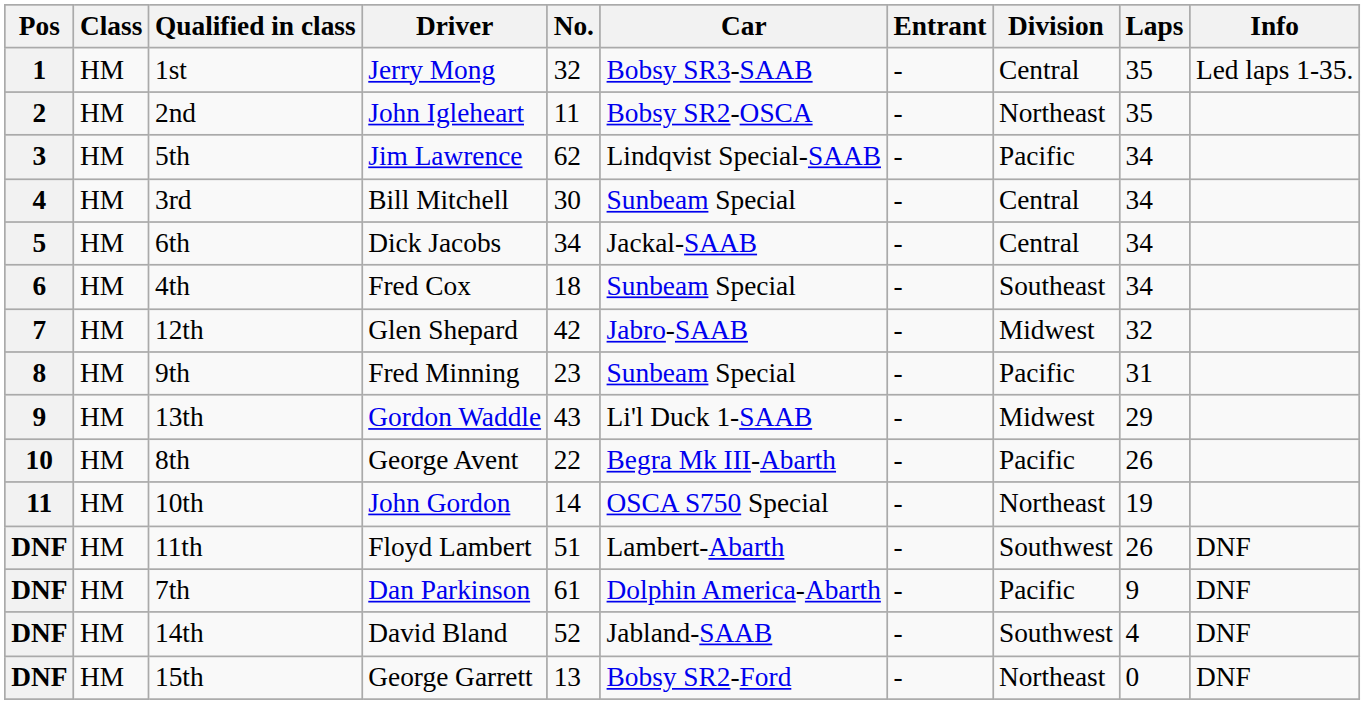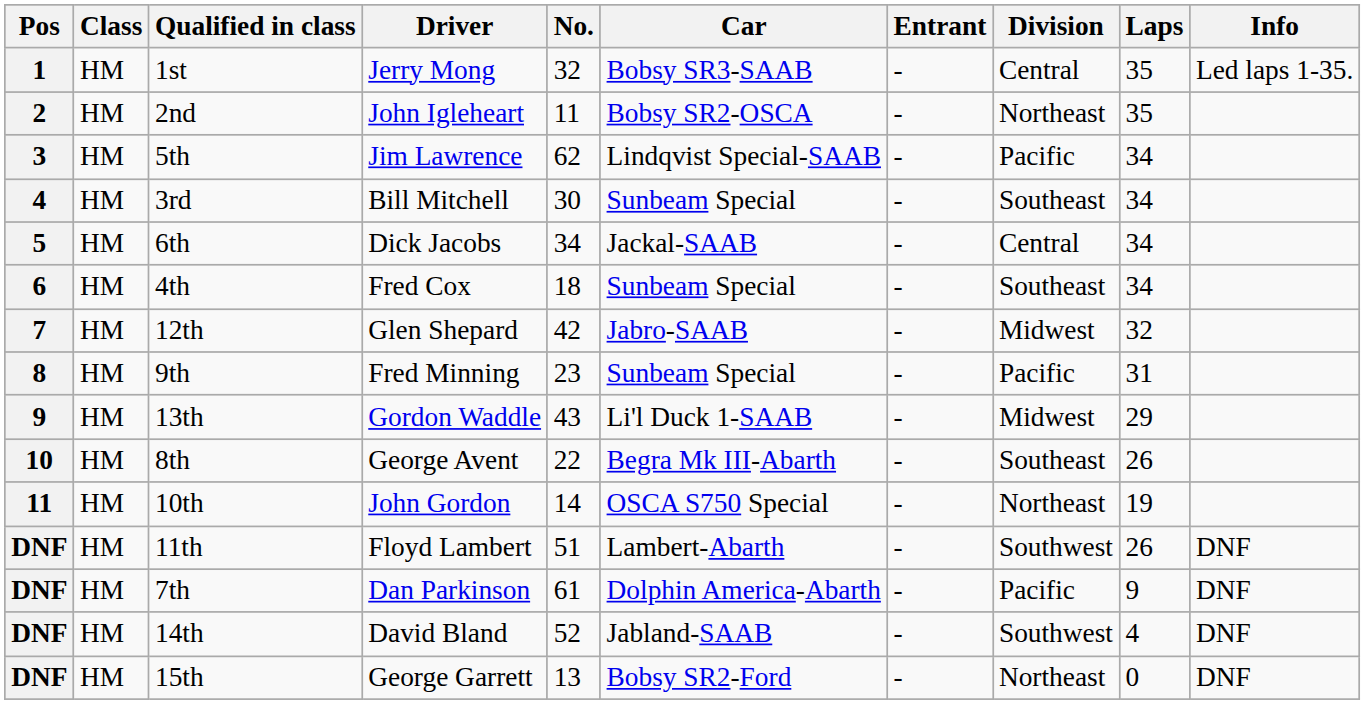(1039, 199) Central -> (1052, 199) Southeast
(1037, 460) Pacific -> (1052, 460) Southeast
